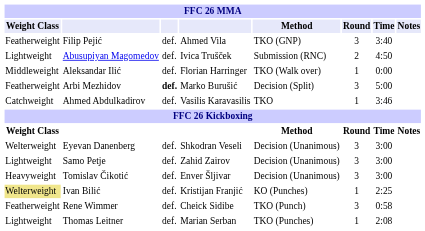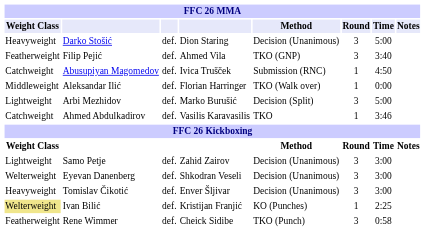+ row: (87, 41)
(29, 56) Lightweight -> (29, 71) Catchweight
(357, 56) 2 -> (356, 71) 1
(32, 86) Featherweight -> (29, 101) Lightweight
(170, 86) bold -> (169, 101) normal
rows swapped: (99, 146) <-> (84, 161)
- row: (93, 221)
